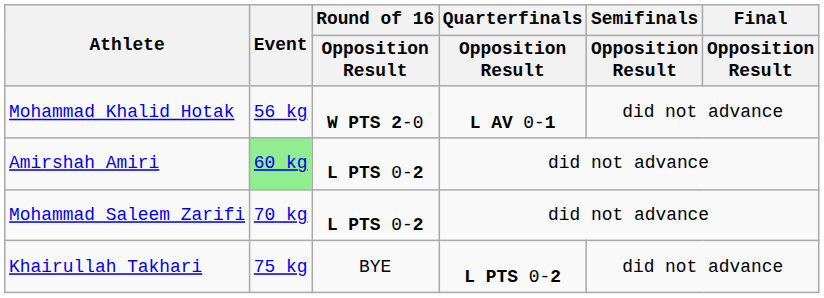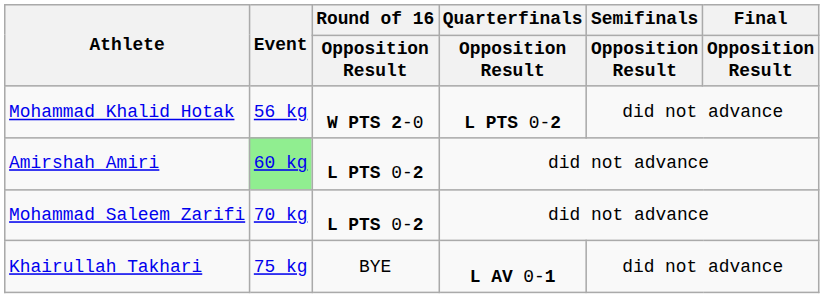(513, 122) L AV 0-1 -> (513, 122) L PTS 0-2
(513, 277) L PTS 0-2 -> (513, 277) L AV 0-1
